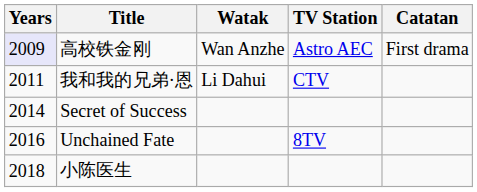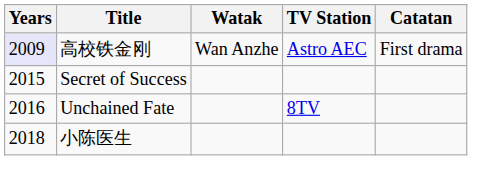- row: (127, 80)
(27, 111) 2014 -> (27, 79) 2015
